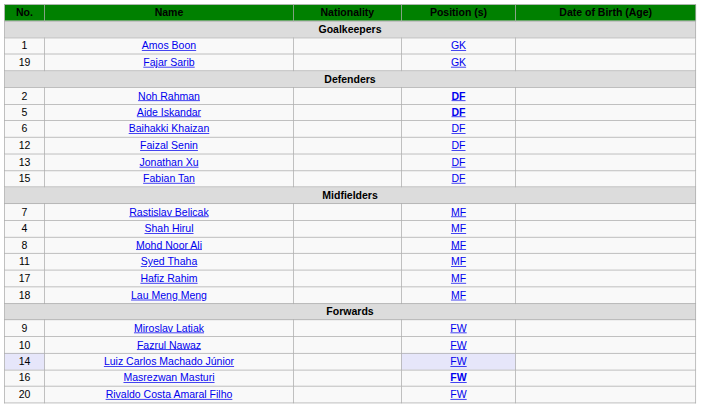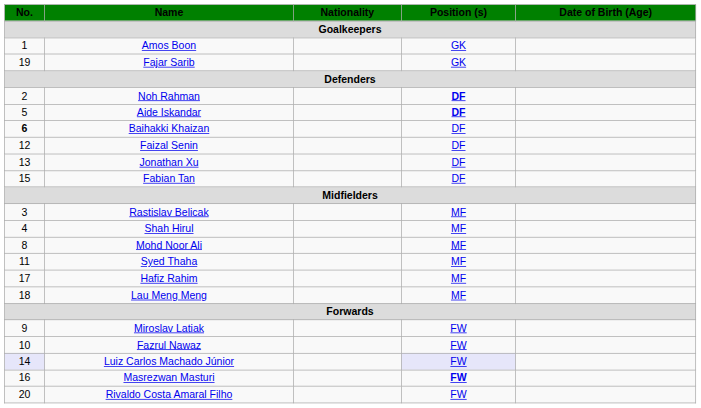(24, 129) normal -> (24, 129) bold
(24, 212) 7 -> (24, 212) 3
